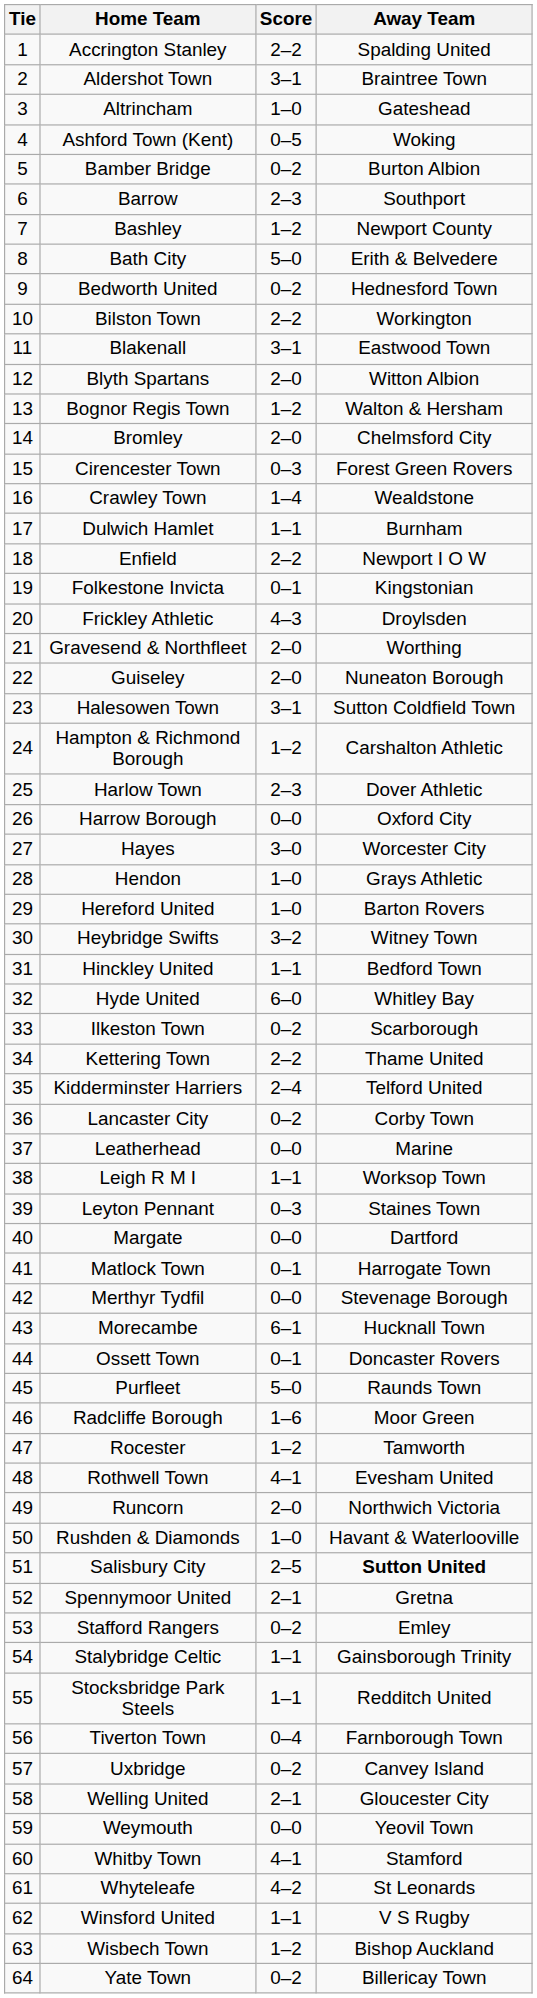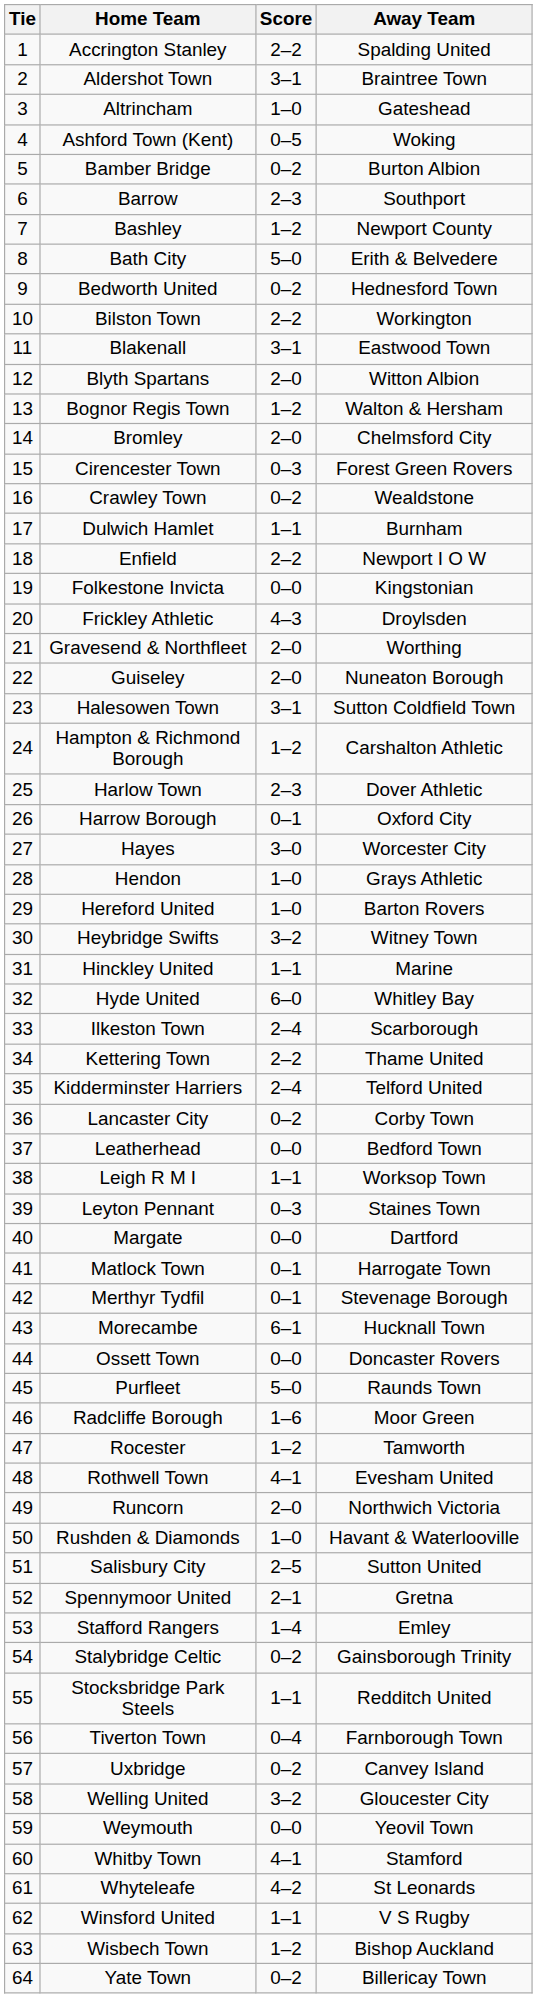(286, 498) 1–4 -> (286, 498) 0–2
(286, 588) 0–1 -> (286, 588) 0–0
(286, 819) 0–0 -> (286, 819) 0–1
(424, 968) Bedford Town -> (424, 968) Marine
(286, 1028) 0–2 -> (286, 1028) 2–4
(424, 1148) Marine -> (424, 1148) Bedford Town
(286, 1298) 0–0 -> (286, 1298) 0–1
(286, 1358) 0–1 -> (286, 1358) 0–0
(424, 1567) bold -> (424, 1567) normal
(286, 1627) 0–2 -> (286, 1627) 1–4
(286, 1657) 1–1 -> (286, 1657) 0–2
(286, 1798) 2–1 -> (286, 1798) 3–2
